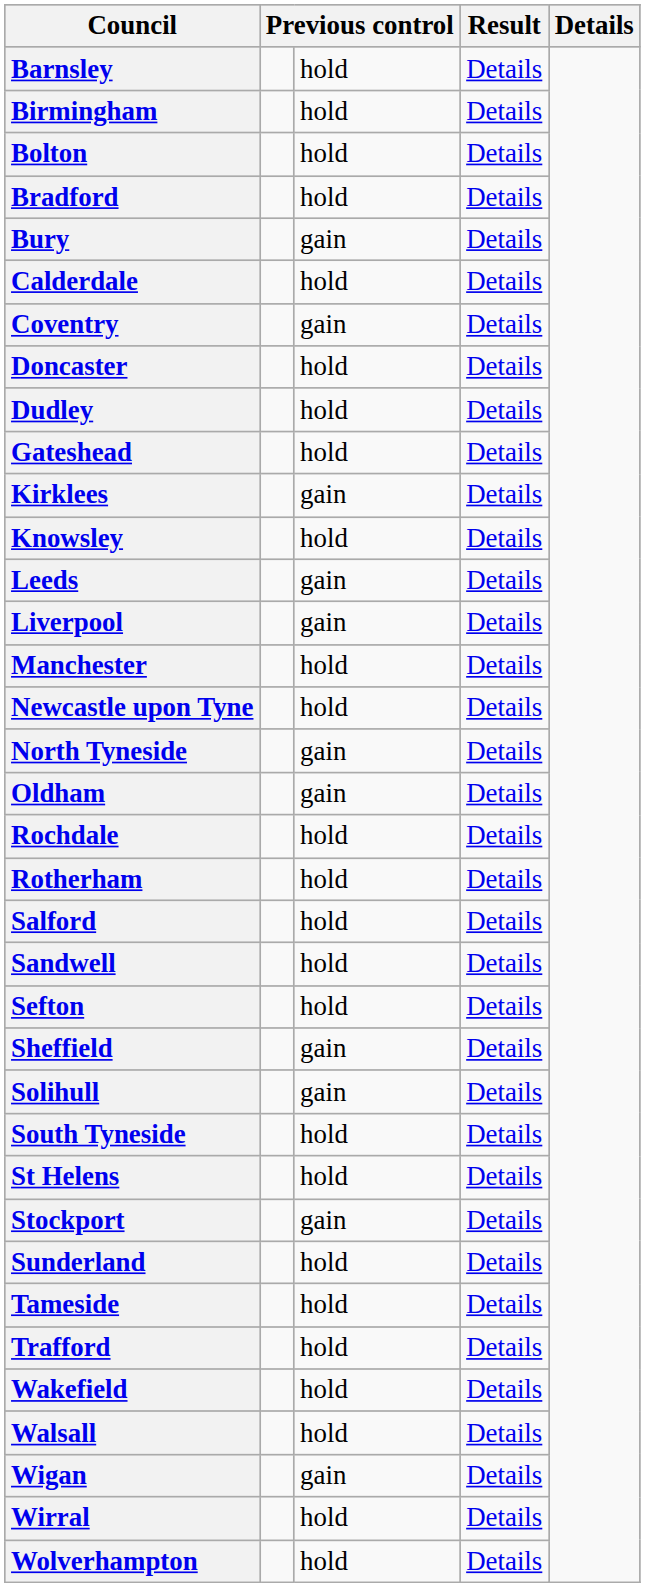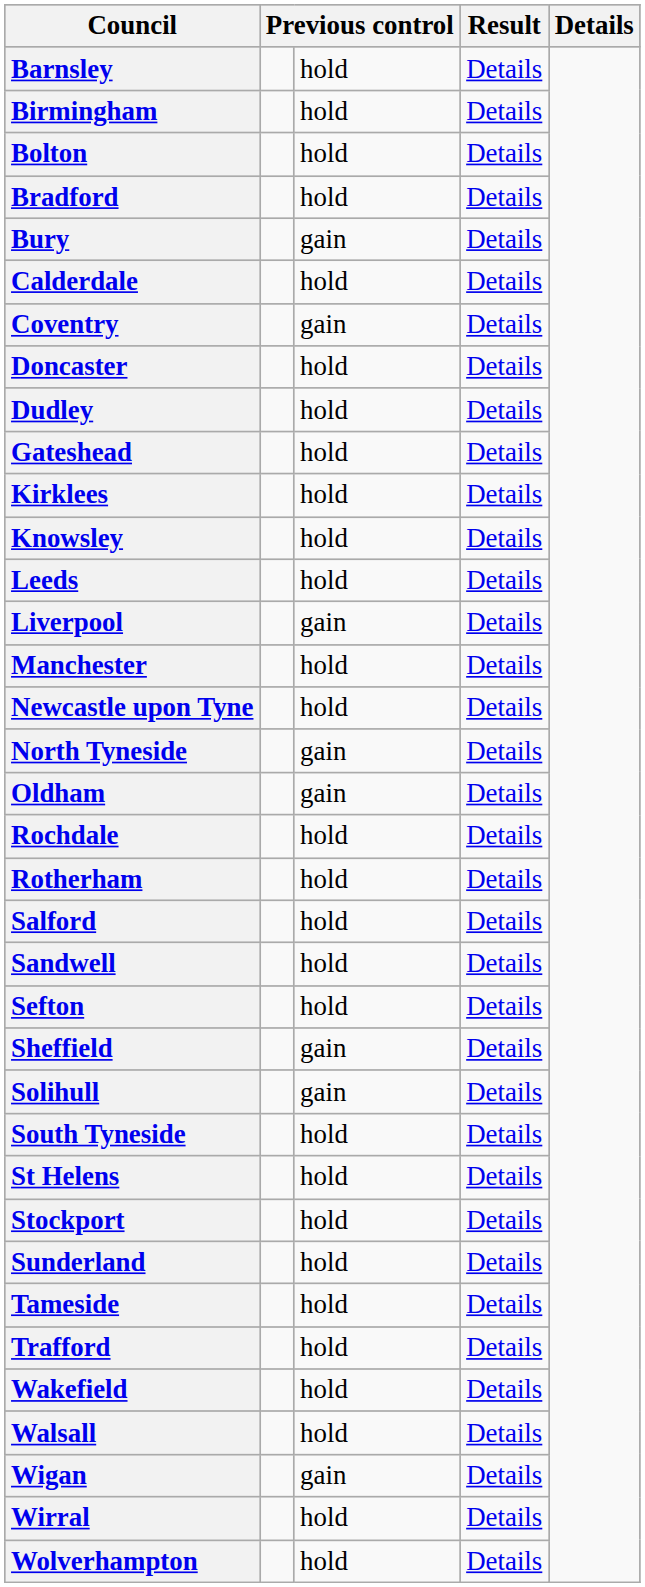(323, 494) gain -> (324, 494) hold
(323, 580) gain -> (324, 580) hold
(323, 1219) gain -> (324, 1219) hold
